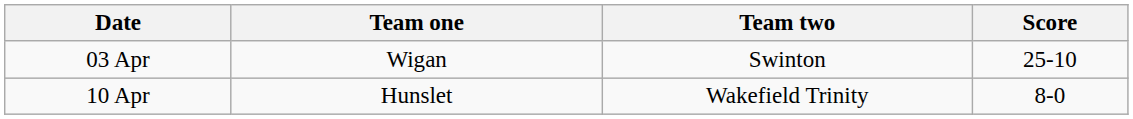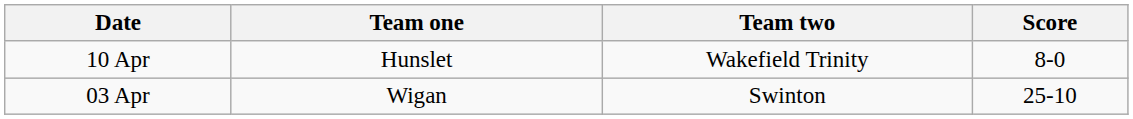rows swapped: (118, 59) <-> (118, 95)
